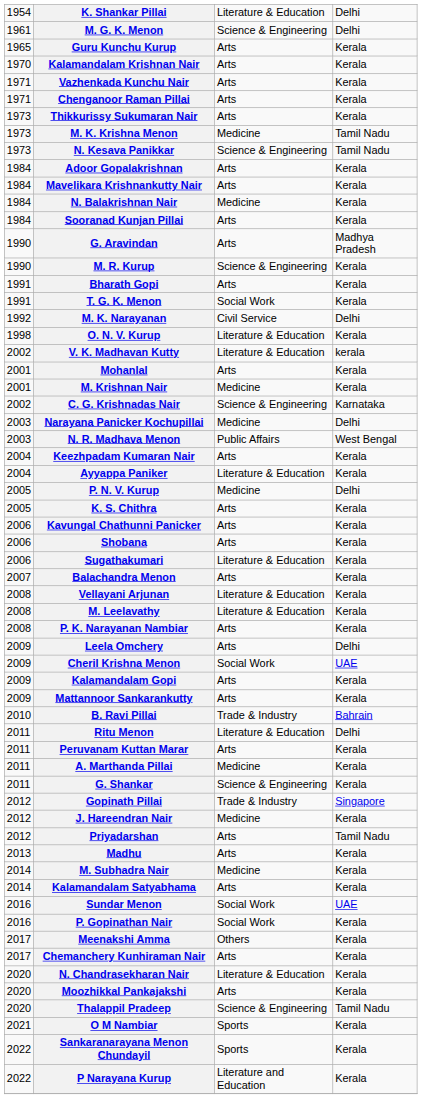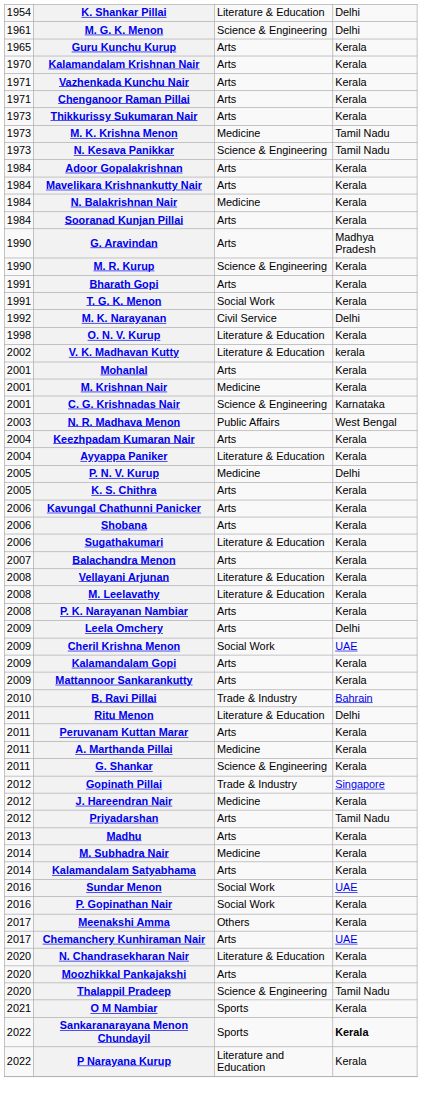(19, 404) 2002 -> (19, 404) 2001
- row: (124, 422)
(351, 957) Kerala -> (346, 939) UAE
(351, 1049) normal -> (352, 1032) bold
